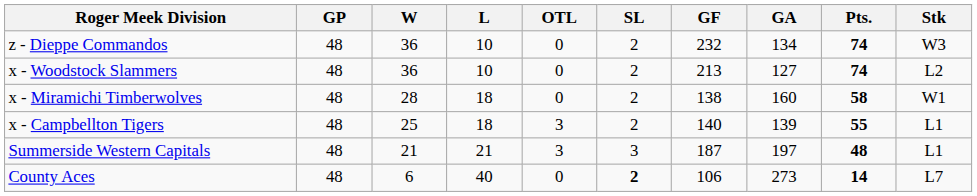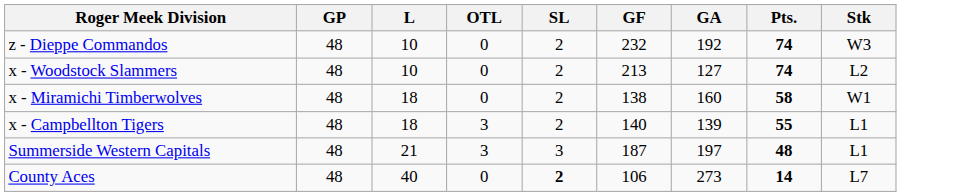- column: (409, 17)
(784, 44) 134 -> (709, 44) 192
